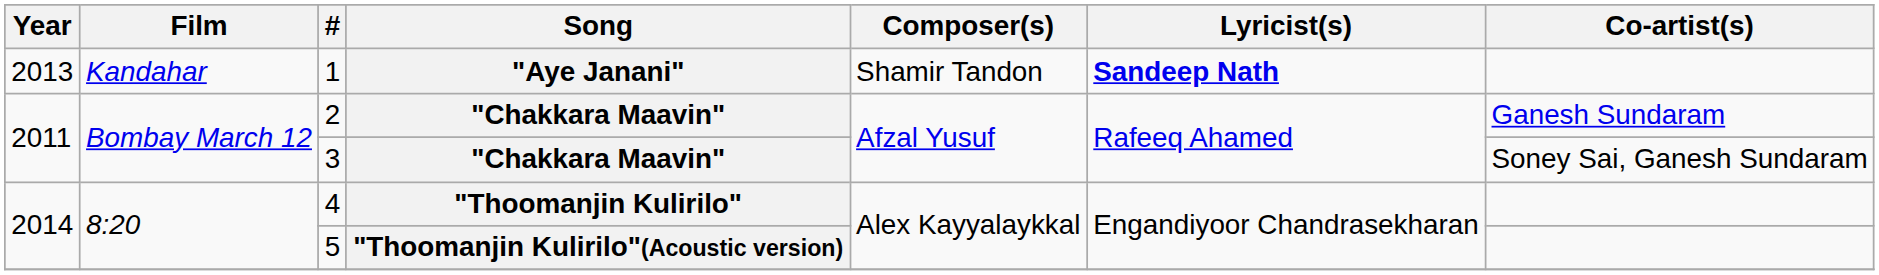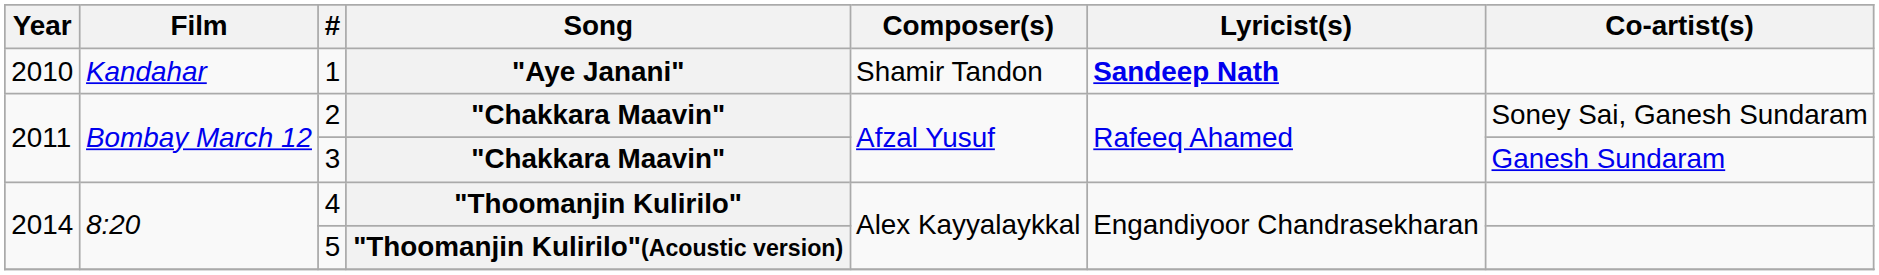(42, 70) 2013 -> (42, 70) 2010
(1608, 114) Ganesh Sundaram -> (1680, 114) Soney Sai, Ganesh Sundaram
(1680, 159) Soney Sai, Ganesh Sundaram -> (1608, 159) Ganesh Sundaram
